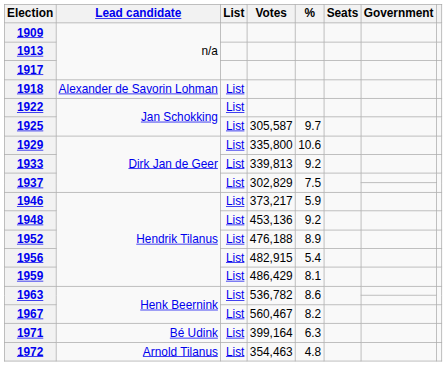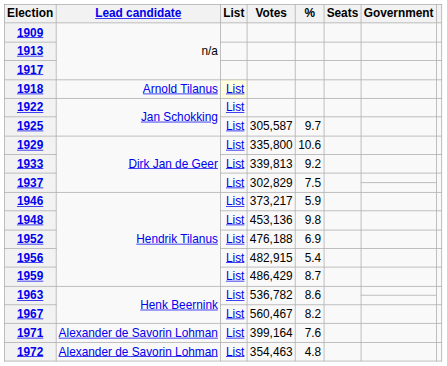(138, 88) Alexander de Savorin Lohman -> (180, 88) Arnold Tilanus
(235, 88) no background -> (235, 88) lightyellow background
(313, 220) 9.2 -> (313, 220) 9.8
(313, 239) 8.9 -> (313, 239) 6.9
(313, 276) 8.1 -> (313, 276) 8.7
(194, 333) Bé Udink -> (138, 333) Alexander de Savorin Lohman
(313, 333) 6.3 -> (313, 333) 7.6
(180, 351) Arnold Tilanus -> (138, 351) Alexander de Savorin Lohman
